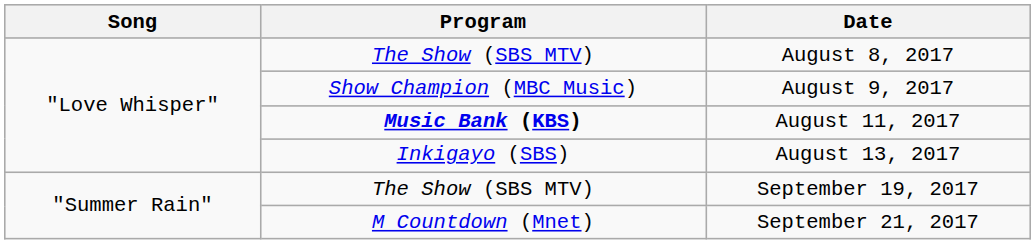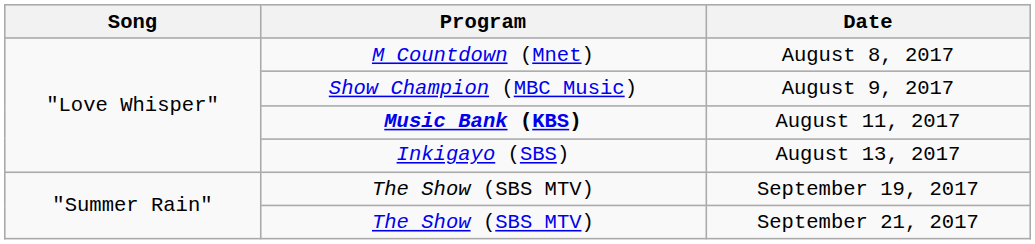(483, 55) The Show (SBS MTV) -> (483, 55) M Countdown (Mnet)
(483, 222) M Countdown (Mnet) -> (483, 222) The Show (SBS MTV)
